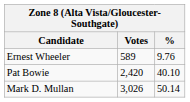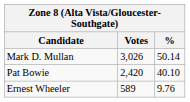rows swapped: (40, 89) <-> (38, 56)
